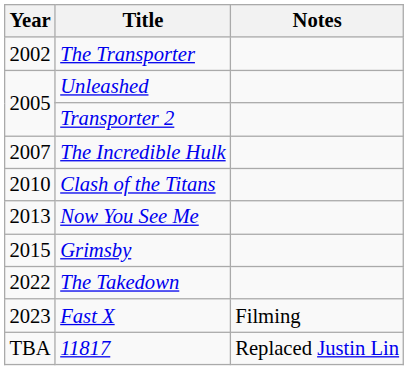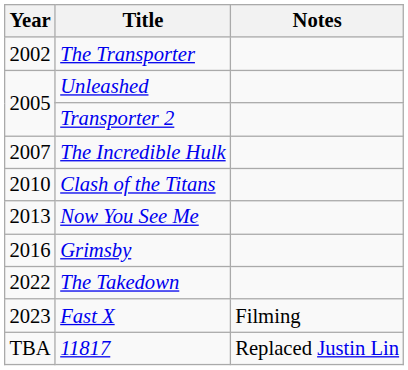(30, 250) 2015 -> (30, 250) 2016
